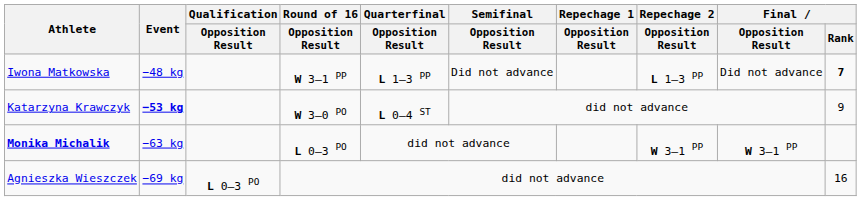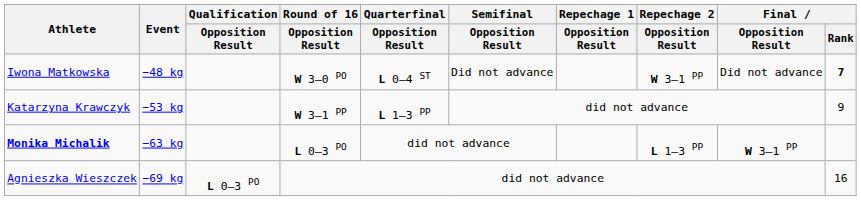(321, 78) W 3–1 PP -> (321, 78) W 3–0 PO
(405, 78) L 1–3 PP -> (405, 78) L 0–4 ST
(677, 78) L 1–3 PP -> (677, 78) W 3–1 PP
(163, 107) bold -> (163, 107) normal
(321, 114) W 3–0 PO -> (321, 114) W 3–1 PP
(405, 114) L 0–4 ST -> (405, 114) L 1–3 PP
(677, 149) W 3–1 PP -> (677, 149) L 1–3 PP
